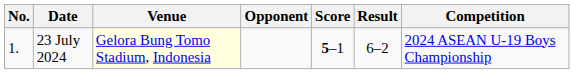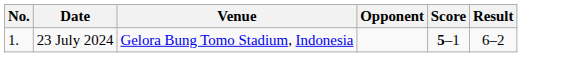- column: (485, 16)
(153, 48) lightyellow background -> (237, 39) no background
